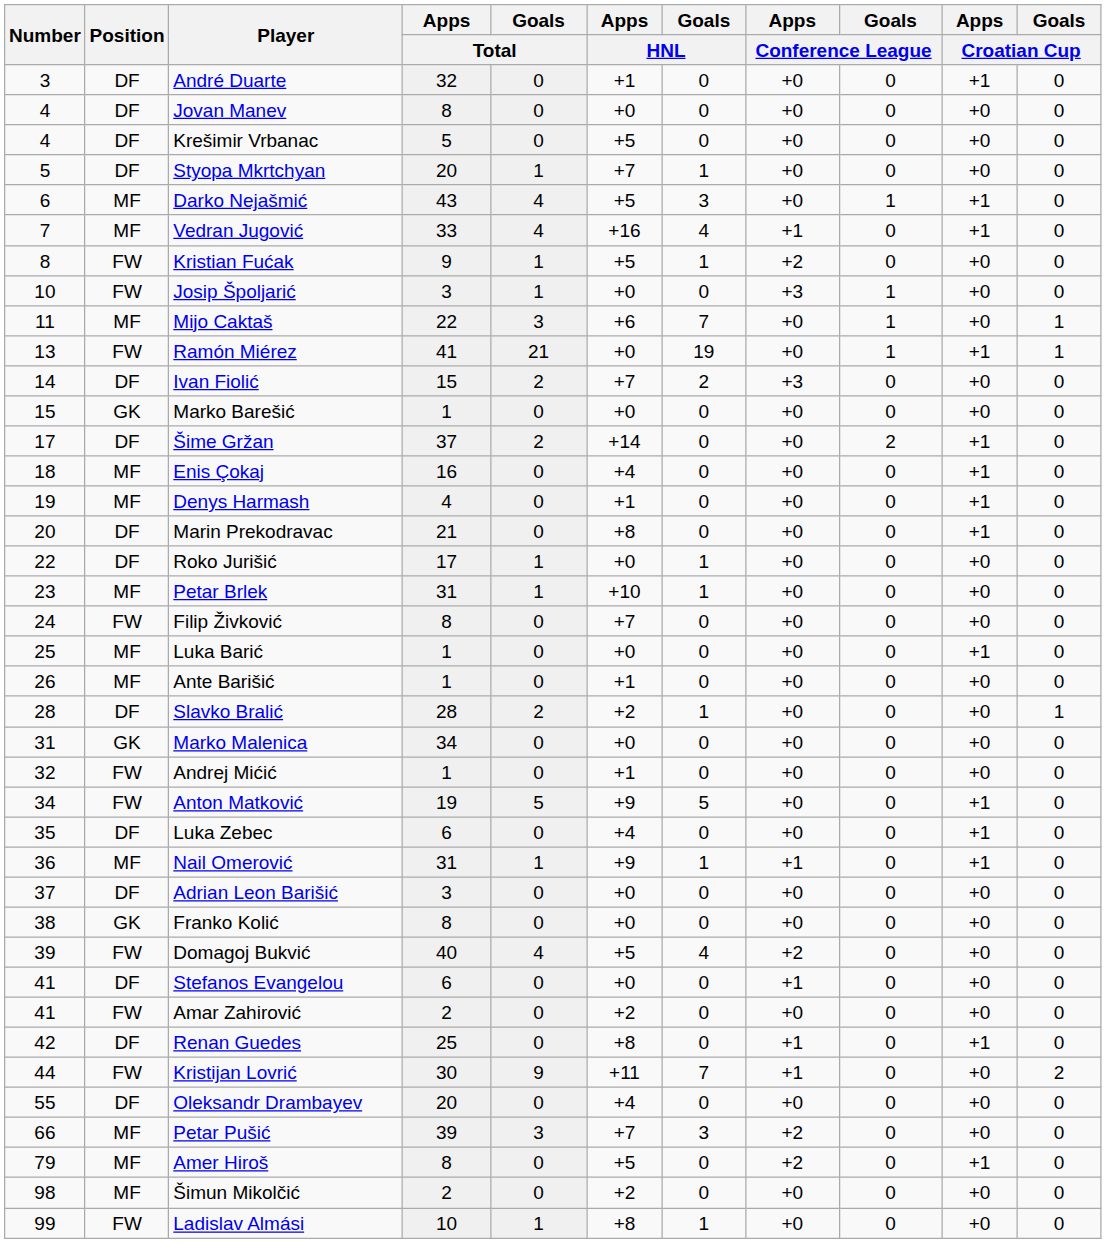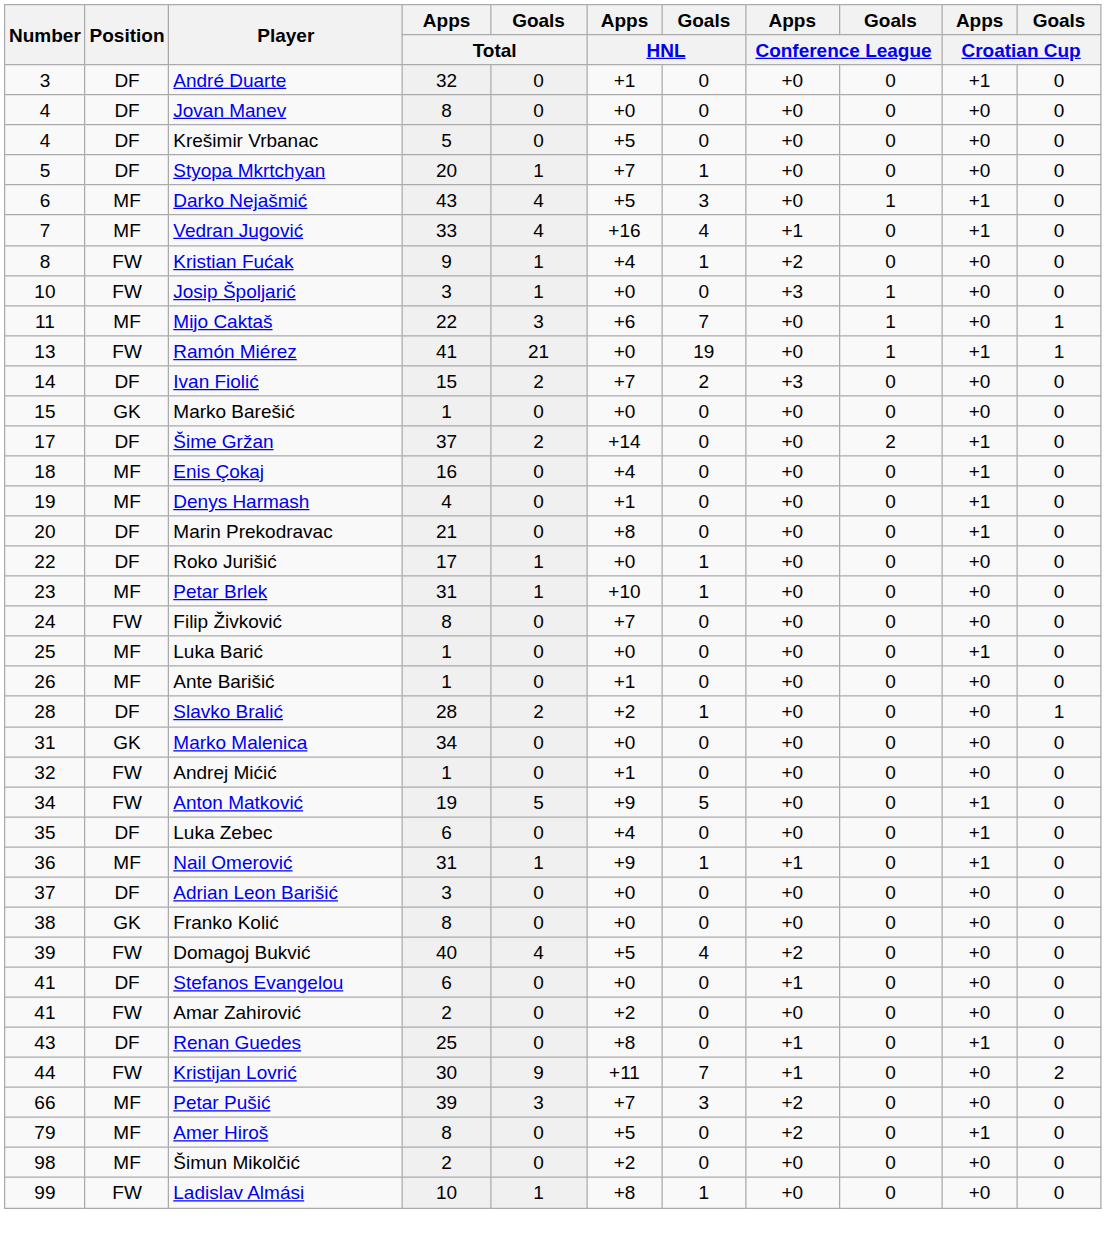(624, 260) +5 -> (624, 260) +4
(45, 1043) 42 -> (45, 1043) 43
- row: (268, 1103)
